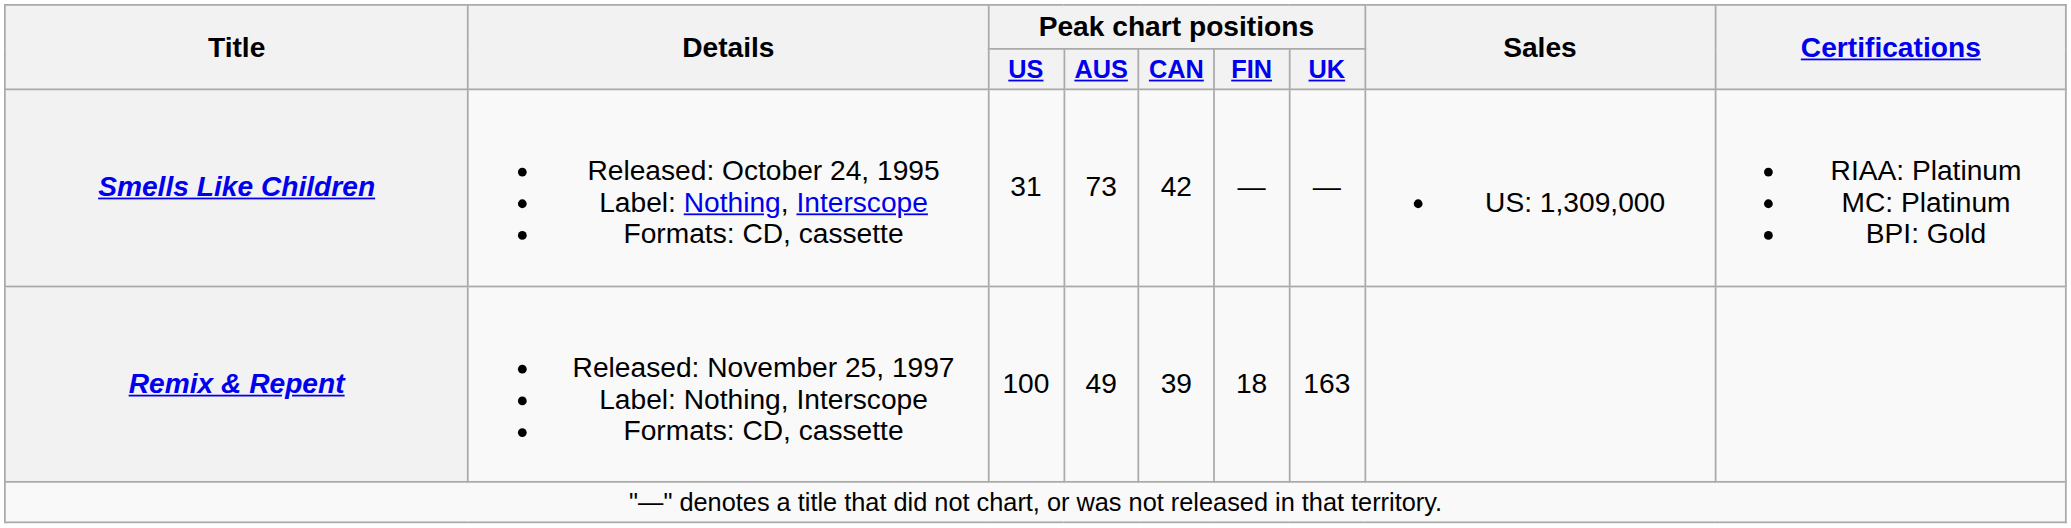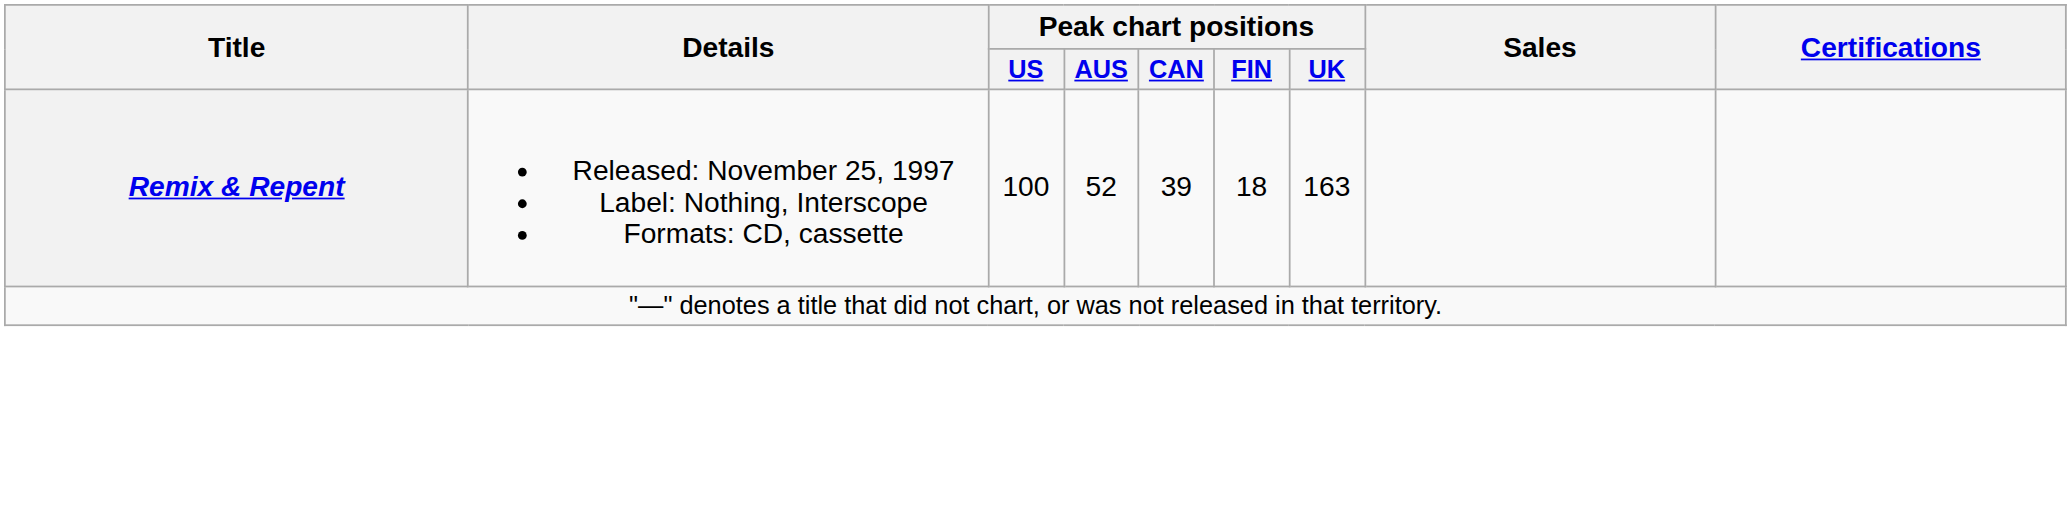- row: (237, 187)
(1101, 383) 49 -> (1101, 187) 52
